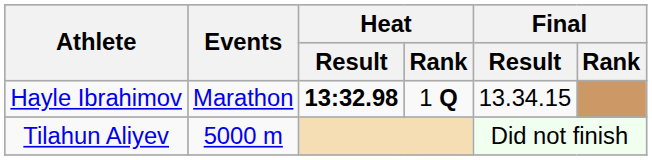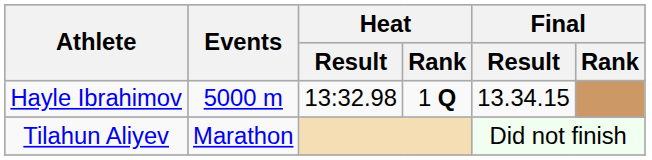(243, 99) Marathon -> (243, 99) 5000 m
(351, 99) bold -> (351, 99) normal
(243, 137) 5000 m -> (243, 137) Marathon
